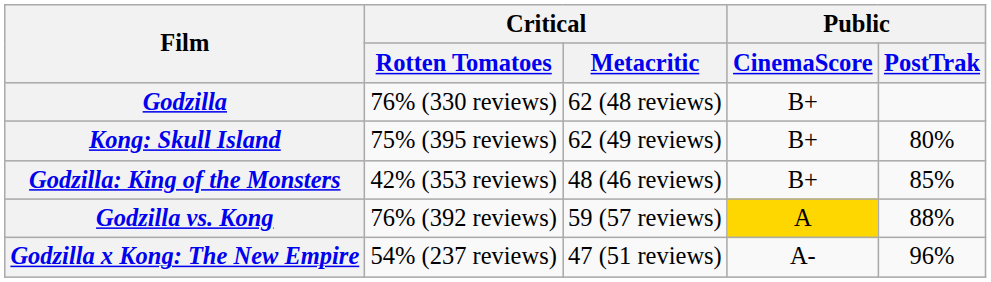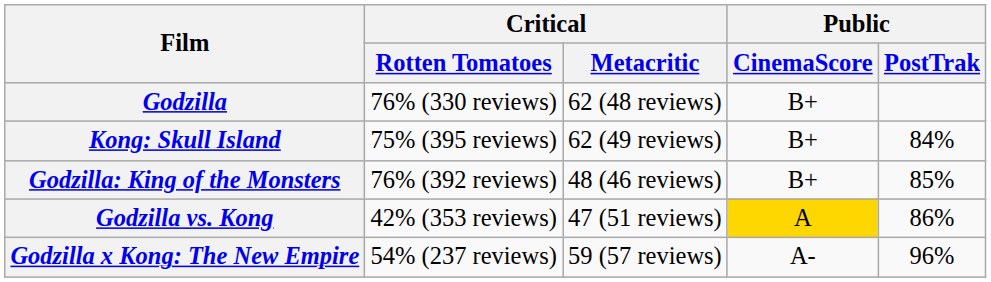(932, 140) 80% -> (932, 140) 84%
(464, 179) 42% (353 reviews) -> (464, 179) 76% (392 reviews)
(464, 218) 76% (392 reviews) -> (464, 218) 42% (353 reviews)
(645, 218) 59 (57 reviews) -> (645, 218) 47 (51 reviews)
(932, 218) 88% -> (932, 218) 86%
(645, 256) 47 (51 reviews) -> (645, 256) 59 (57 reviews)
